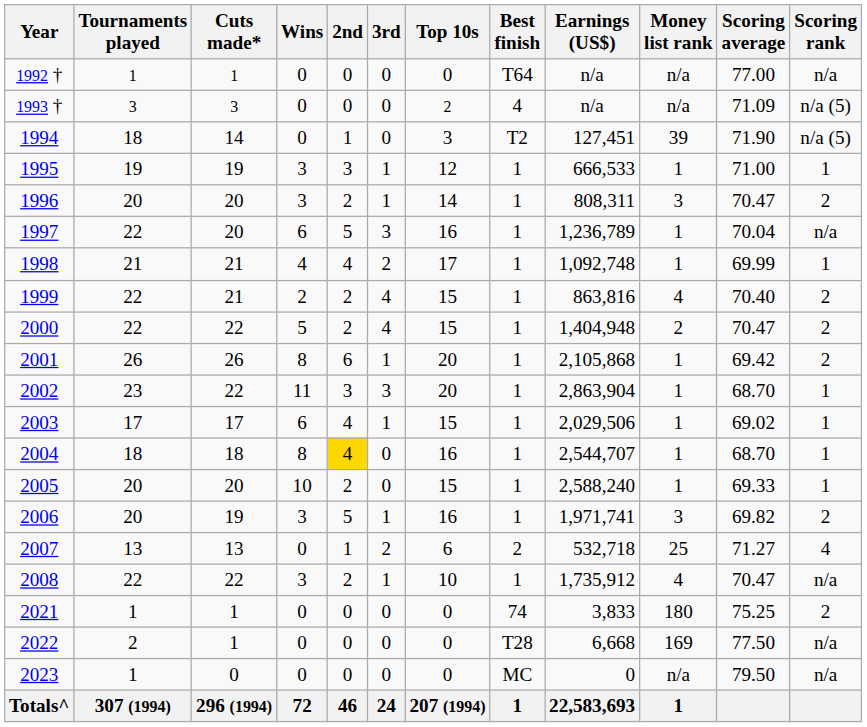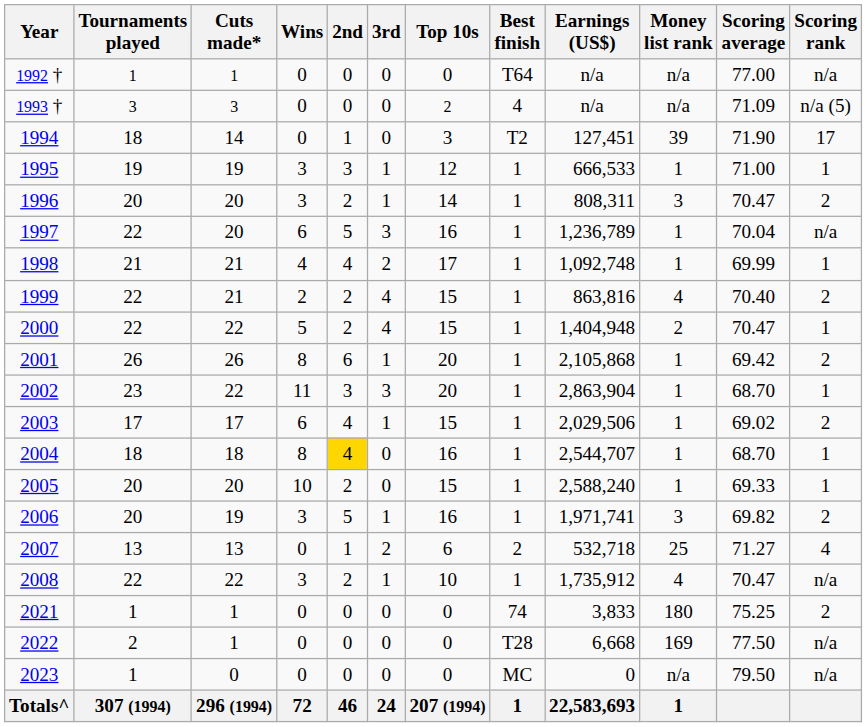(826, 137) n/a (5) -> (826, 137) 17
(826, 327) 2 -> (826, 327) 1
(826, 422) 1 -> (826, 422) 2
